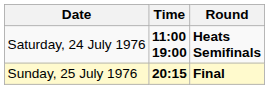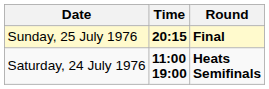rows swapped: (77, 44) <-> (72, 73)
